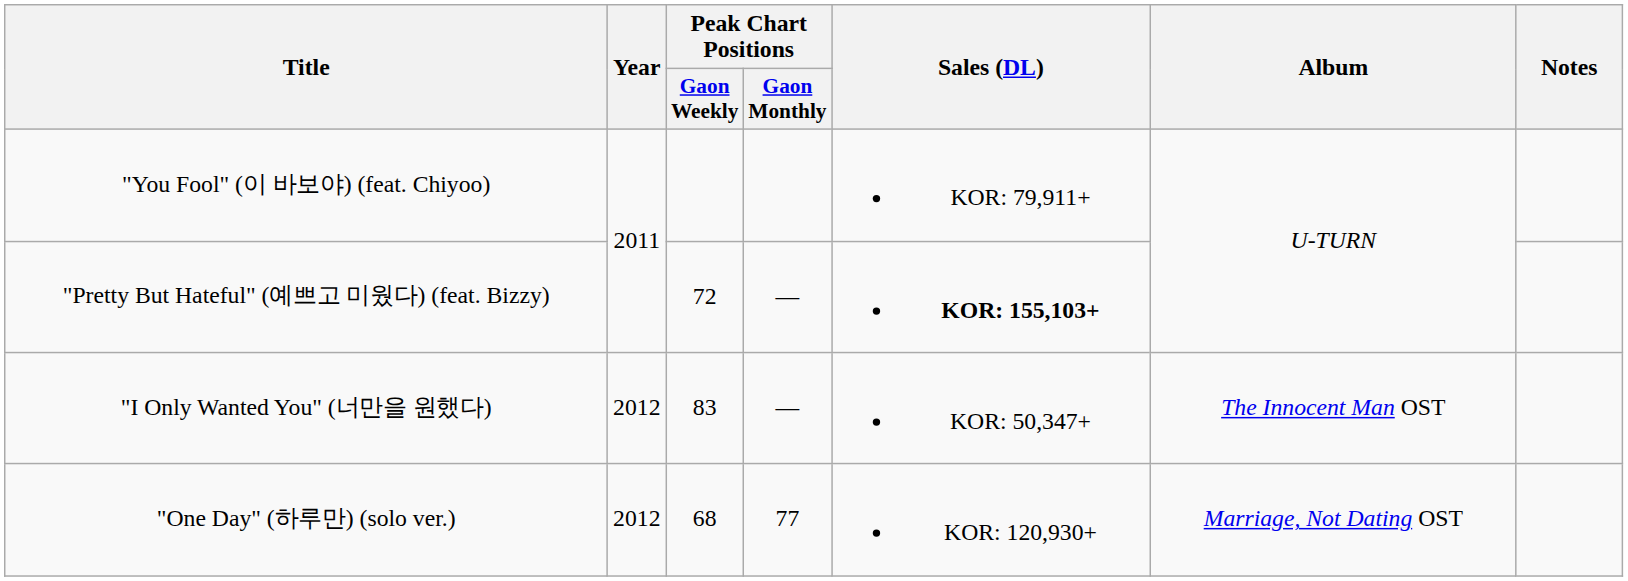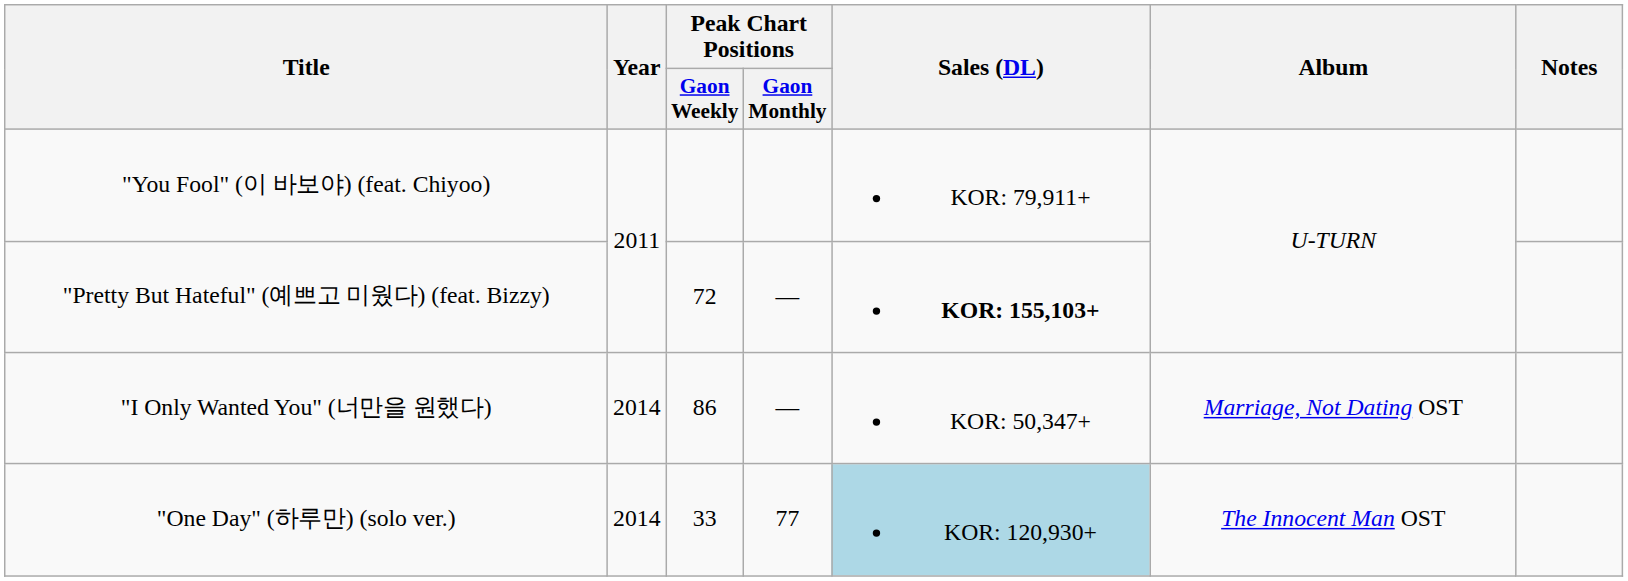(637, 407) 2012 -> (637, 407) 2014
(705, 407) 83 -> (705, 407) 86
(1333, 407) The Innocent Man OST -> (1333, 407) Marriage, Not Dating OST
(637, 519) 2012 -> (637, 519) 2014
(705, 519) 68 -> (705, 519) 33
(991, 533) no background -> (991, 533) lightblue background
(1333, 519) Marriage, Not Dating OST -> (1333, 519) The Innocent Man OST
